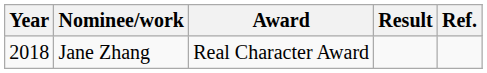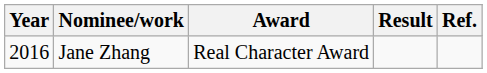(29, 52) 2018 -> (29, 52) 2016
